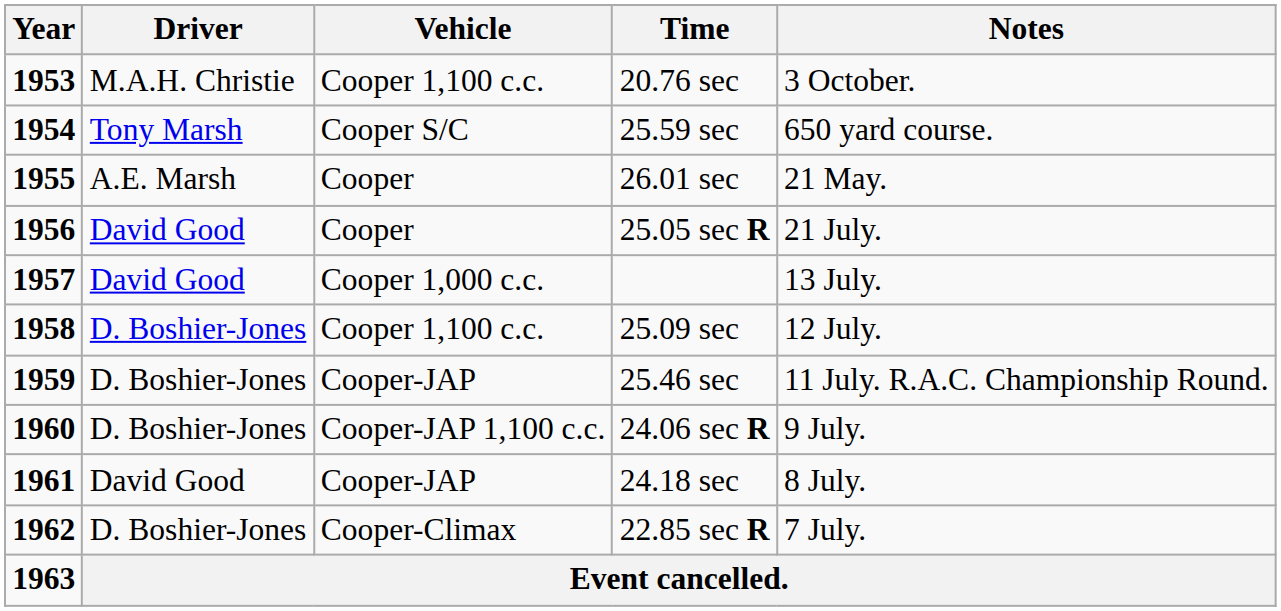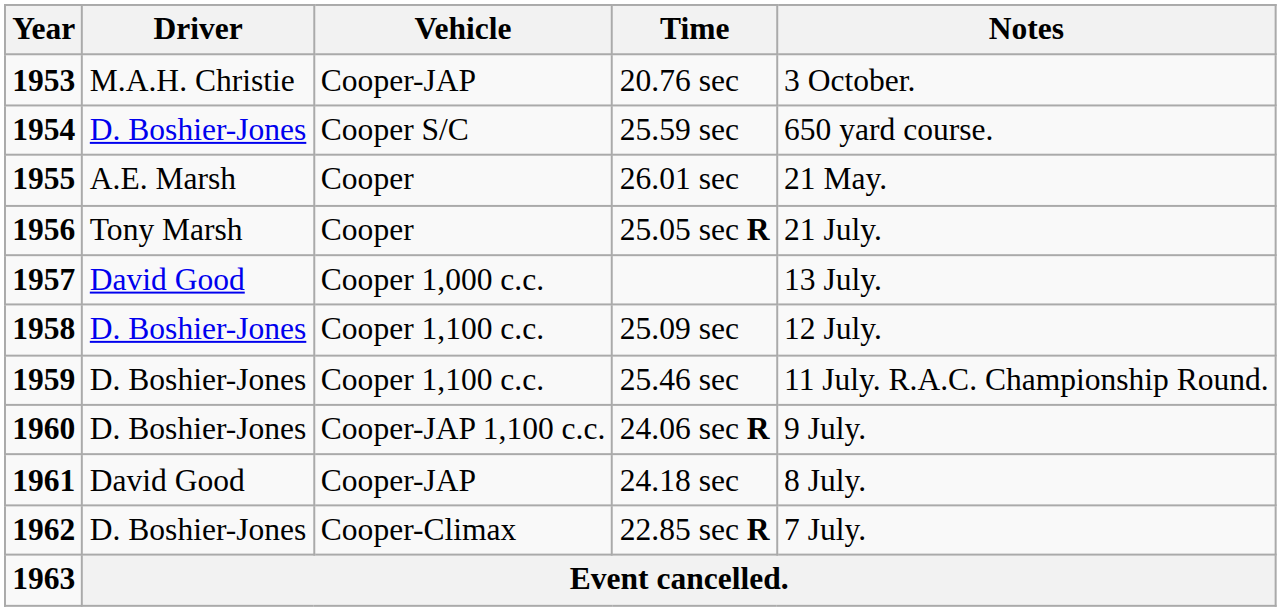(432, 79) Cooper 1,100 c.c. -> (398, 79) Cooper-JAP
(166, 129) Tony Marsh -> (198, 129) D. Boshier-Jones
(167, 229) David Good -> (166, 229) Tony Marsh
(398, 379) Cooper-JAP -> (432, 379) Cooper 1,100 c.c.
